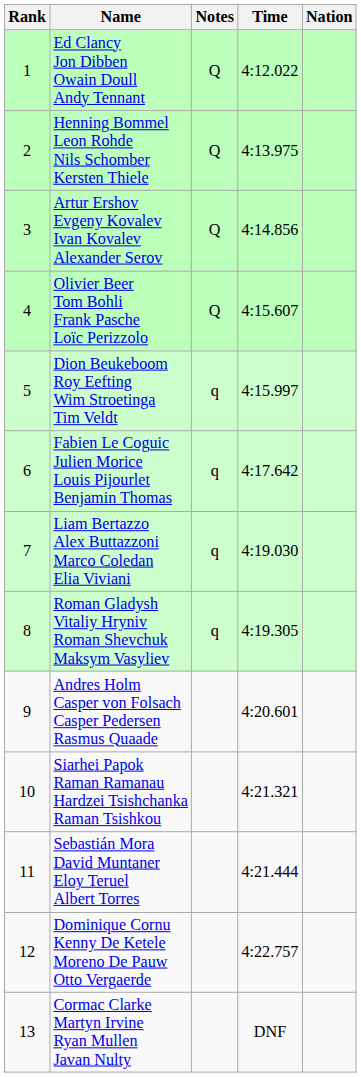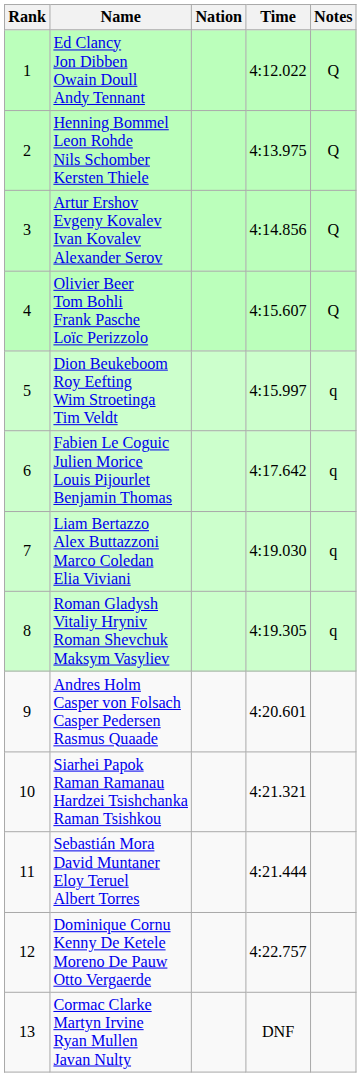columns swapped: (329, 17) <-> (215, 17)
